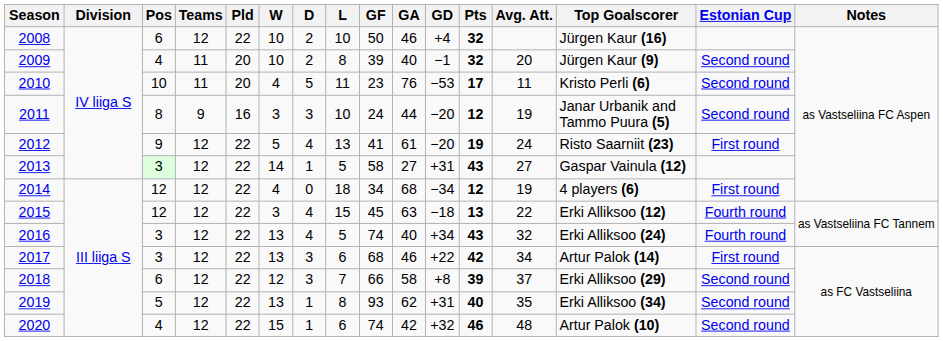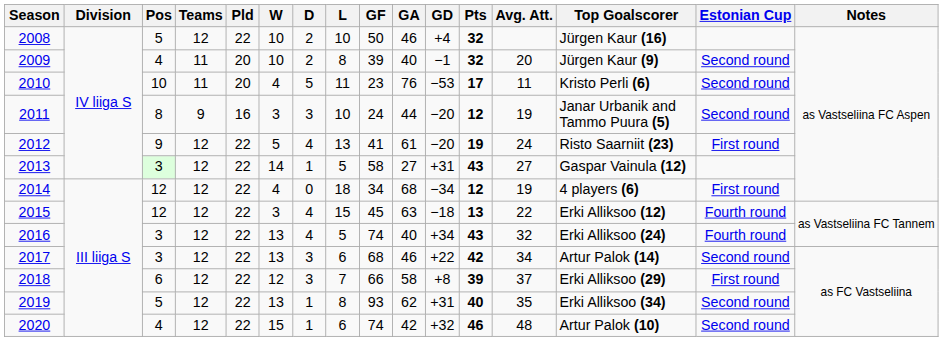(159, 38) 6 -> (159, 38) 5
(745, 257) First round -> (745, 257) Second round
(745, 280) Second round -> (745, 280) First round
